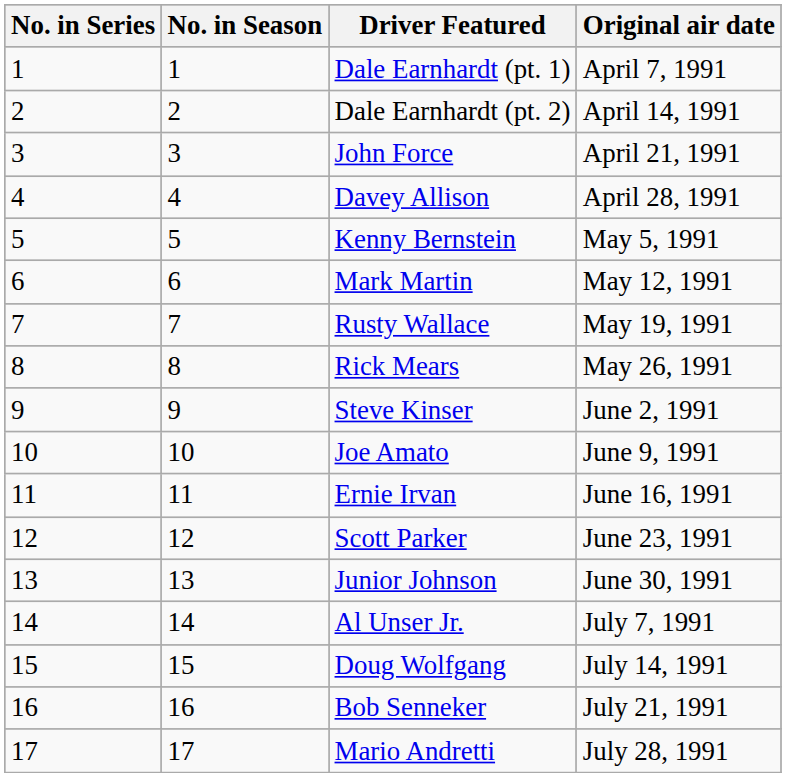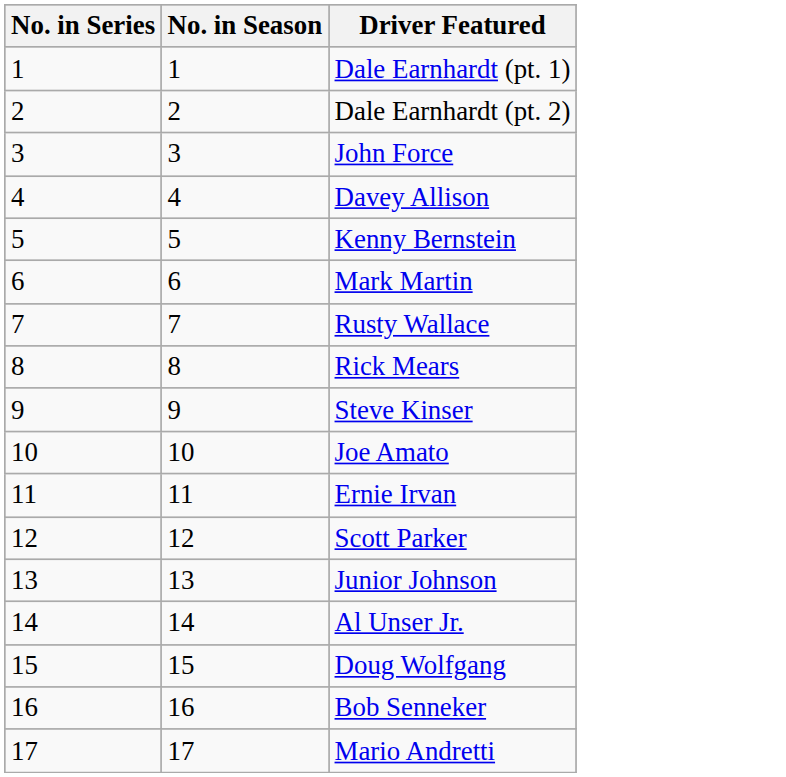- column: (679, 25)
